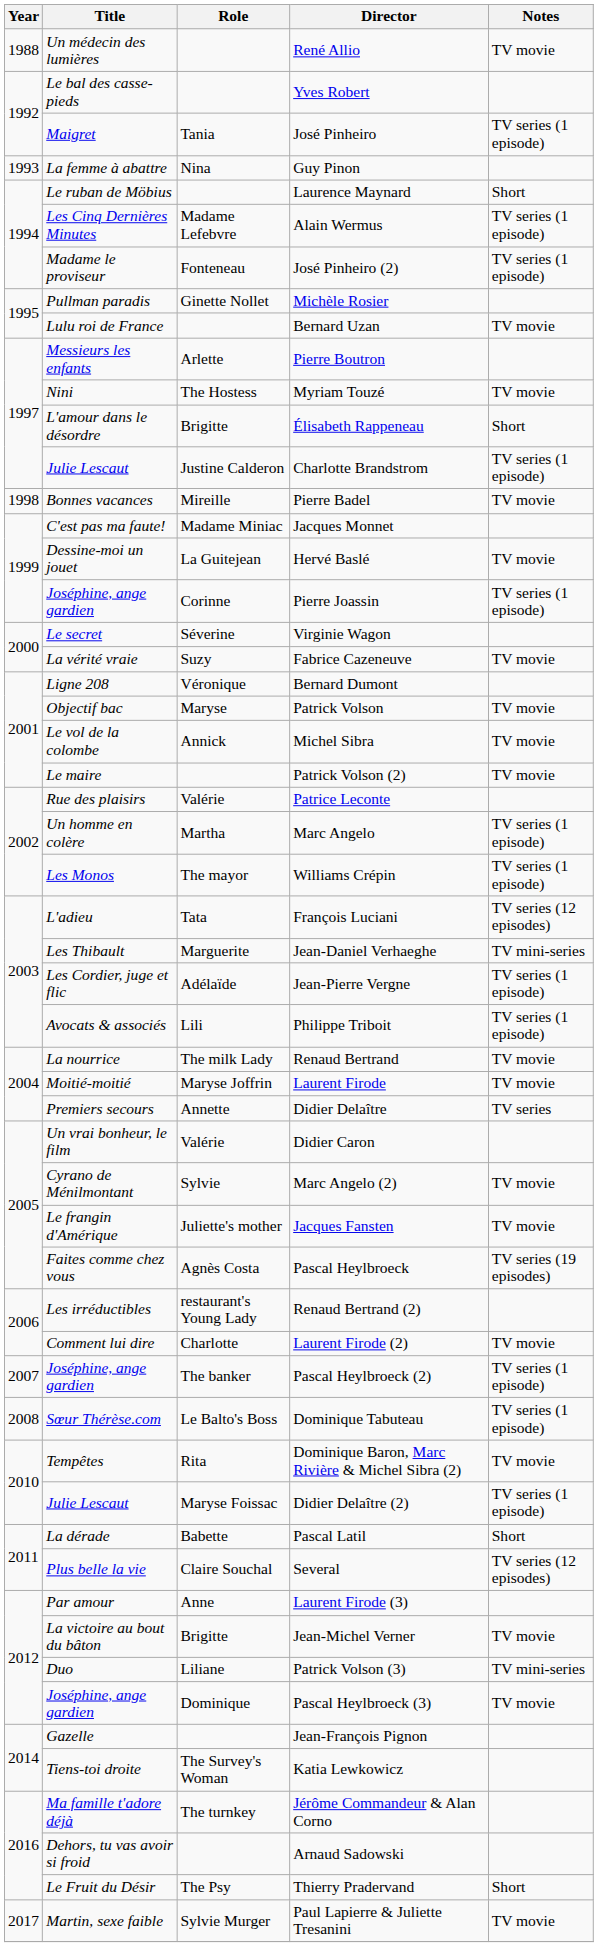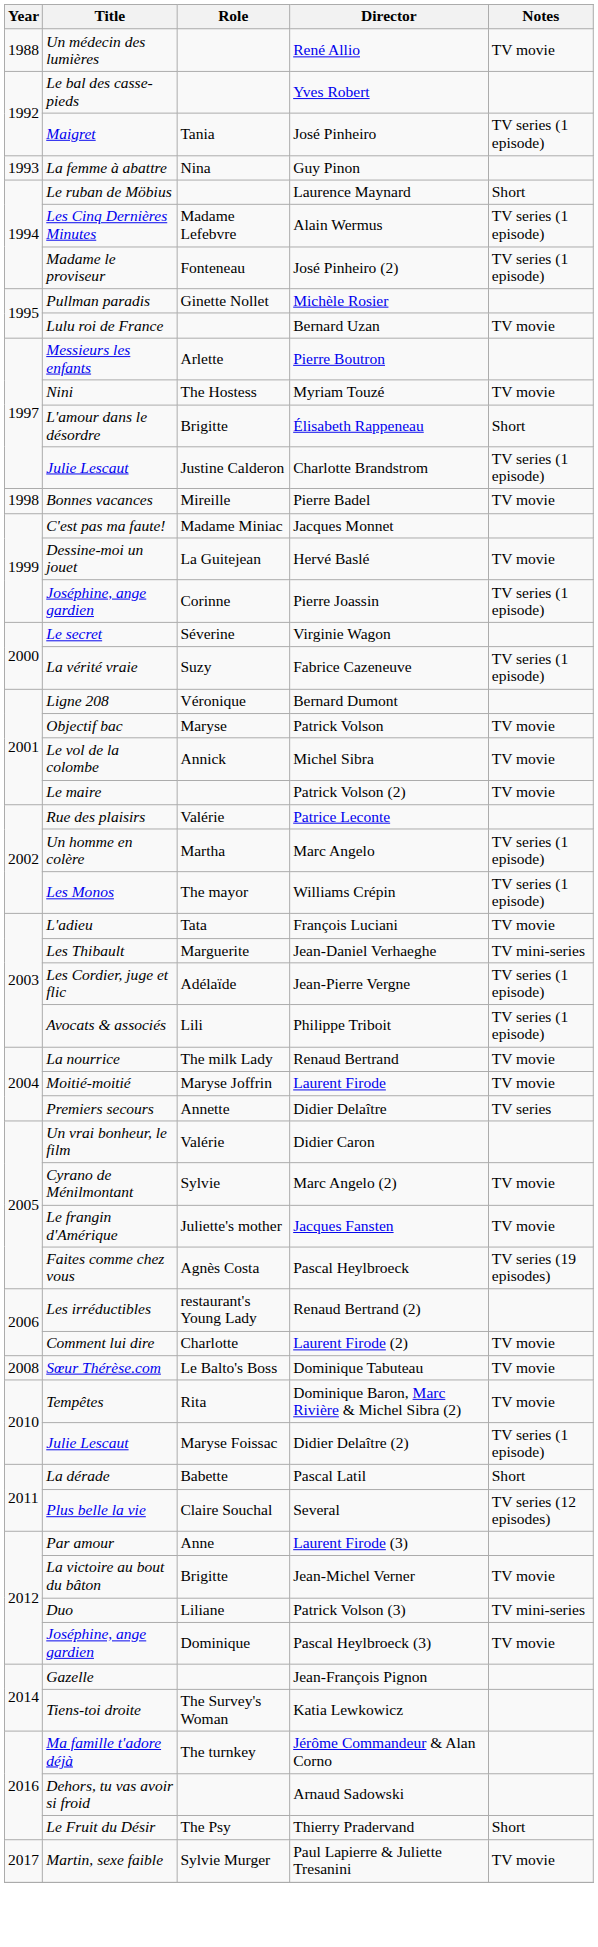(523, 659) TV movie -> (530, 667) TV series (1 episode)
(534, 917) TV series (12 episodes) -> (523, 925) TV movie
- row: (362, 1376)
(530, 1418) TV series (1 episode) -> (523, 1368) TV movie
